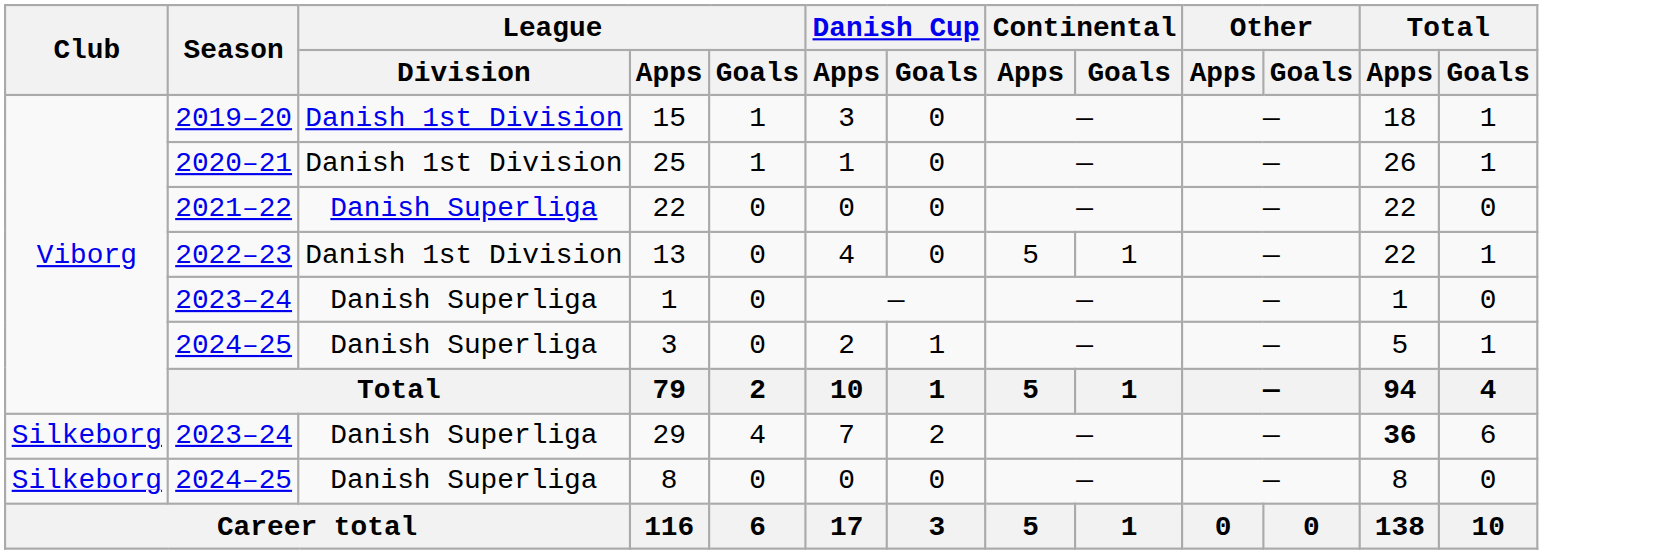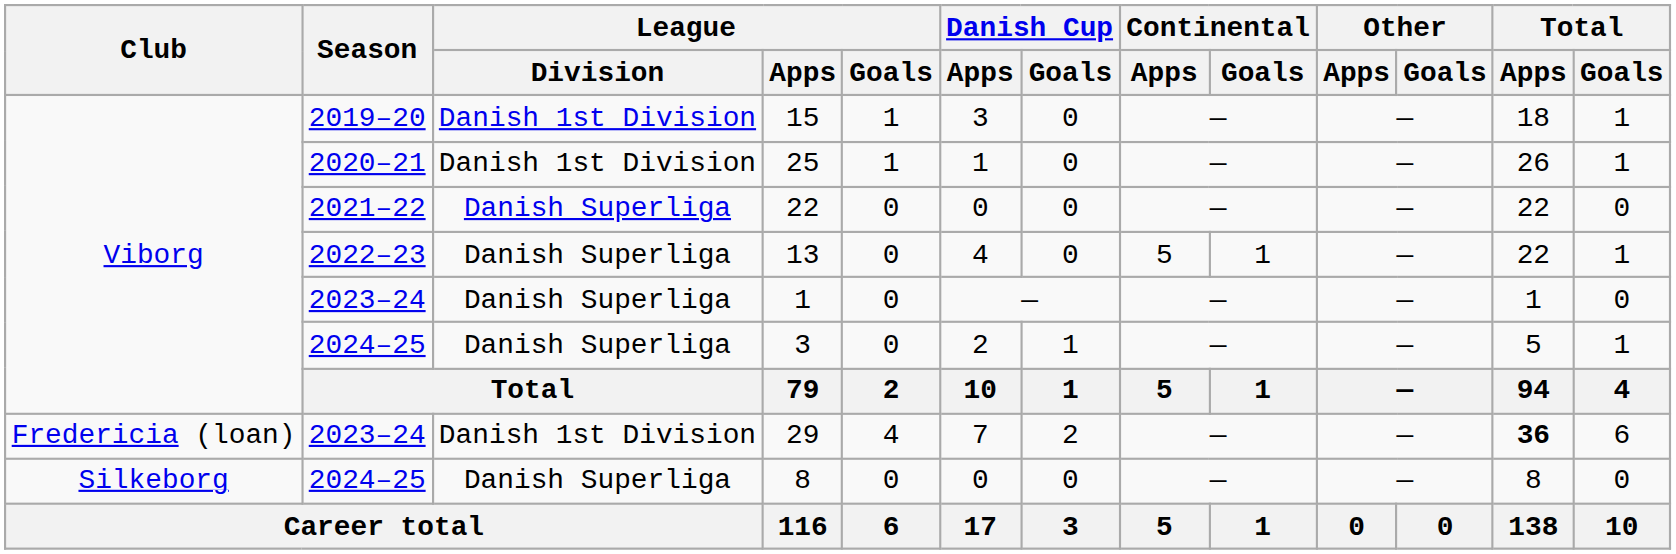(464, 254) Danish 1st Division -> (597, 254) Danish Superliga
(87, 436) Silkeborg -> (154, 436) Fredericia (loan)
(464, 436) Danish Superliga -> (597, 436) Danish 1st Division
